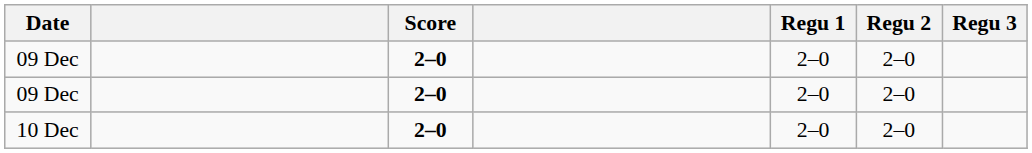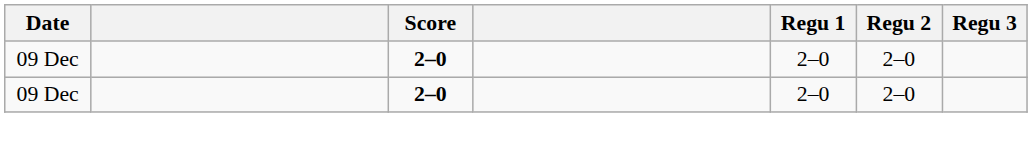- row: (48, 130)
